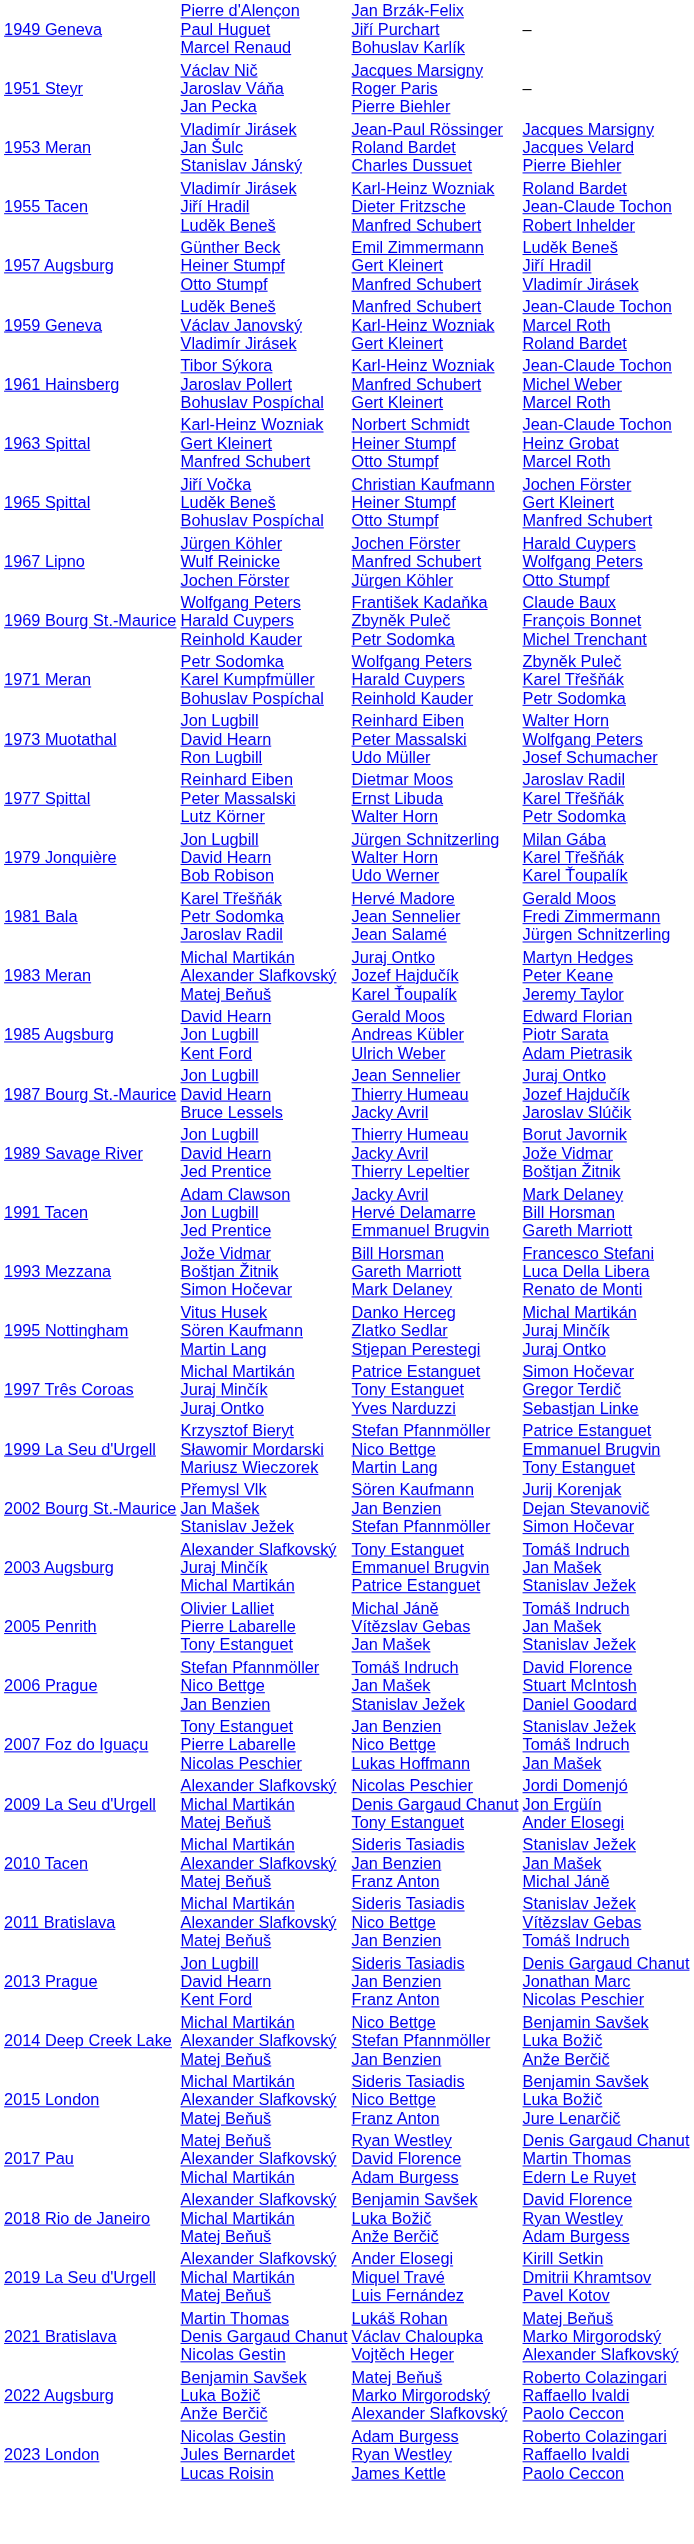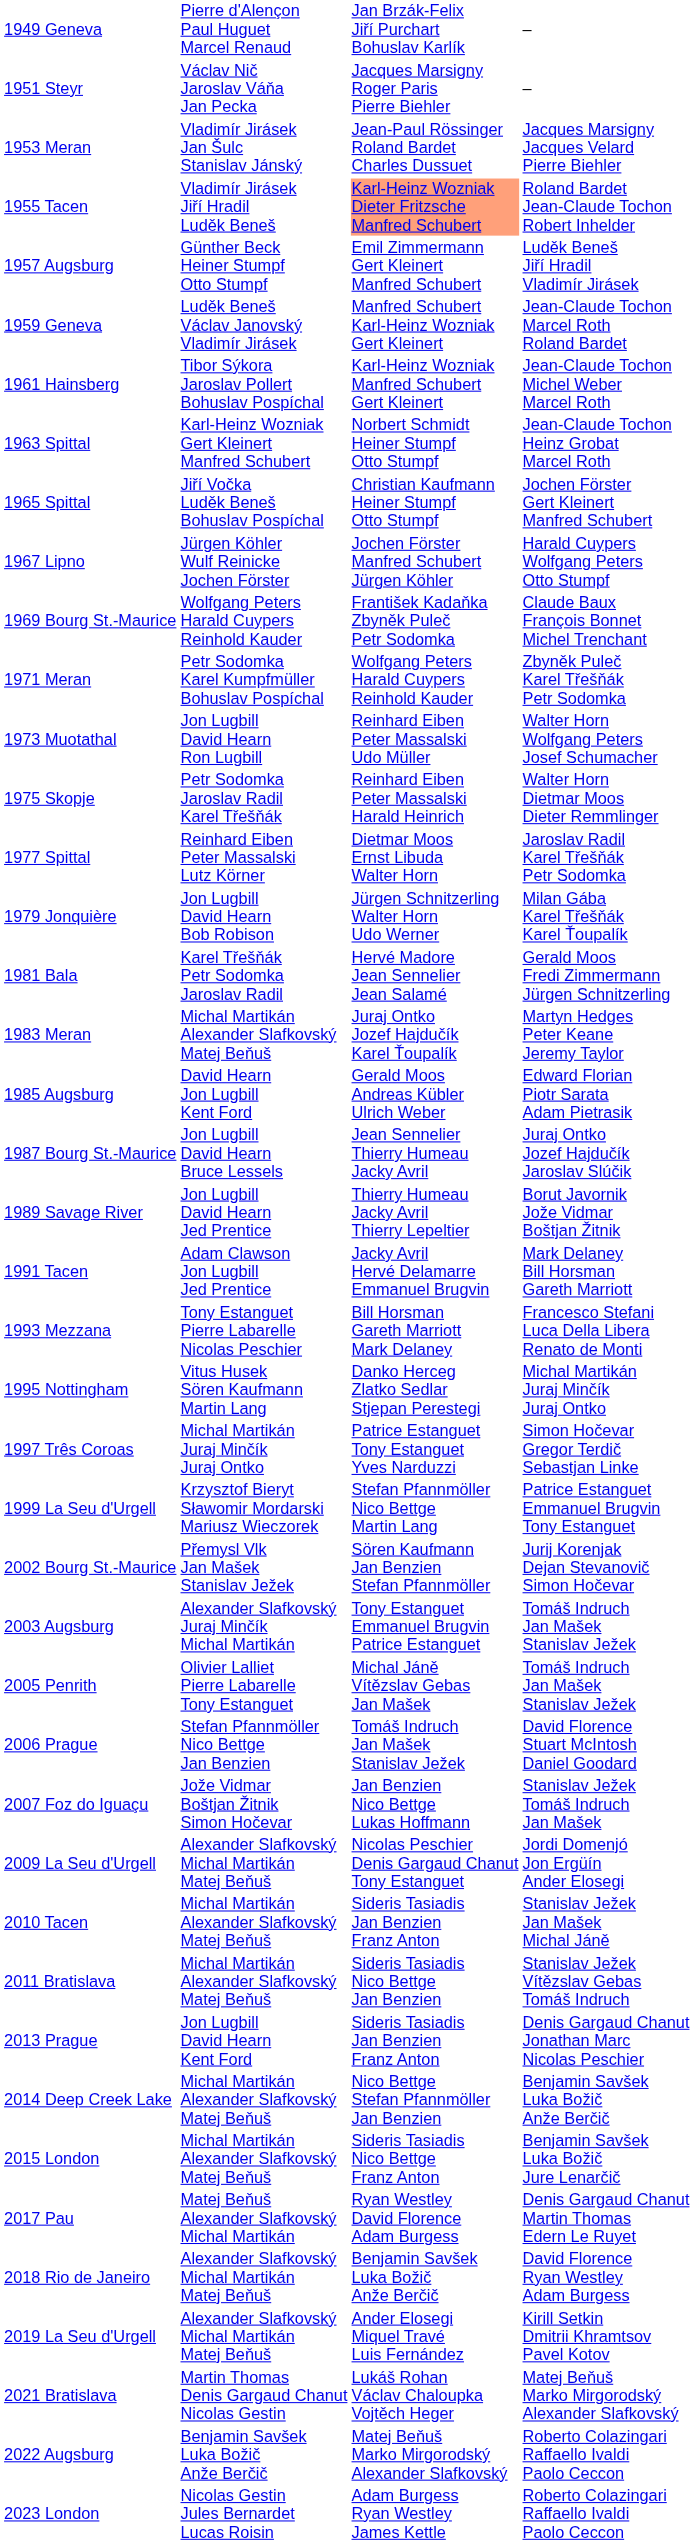(423, 207) no background -> (423, 207) lightsalmon background
+ row: (49, 798)
(236, 1271) Jože Vidmar Boštjan Žitnik Simon Hočevar -> (241, 1331) Tony Estanguet Pierre Labarelle Nicolas Peschier
(241, 1745) Tony Estanguet Pierre Labarelle Nicolas Peschier -> (236, 1804) Jože Vidmar Boštjan Žitnik Simon Hočevar
